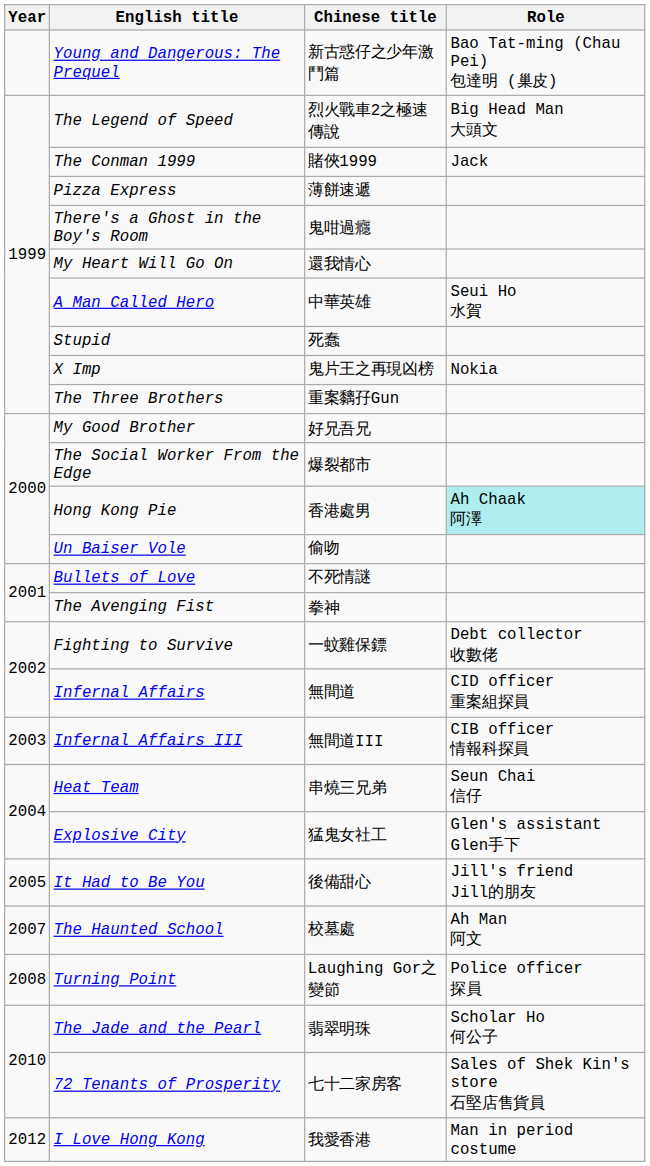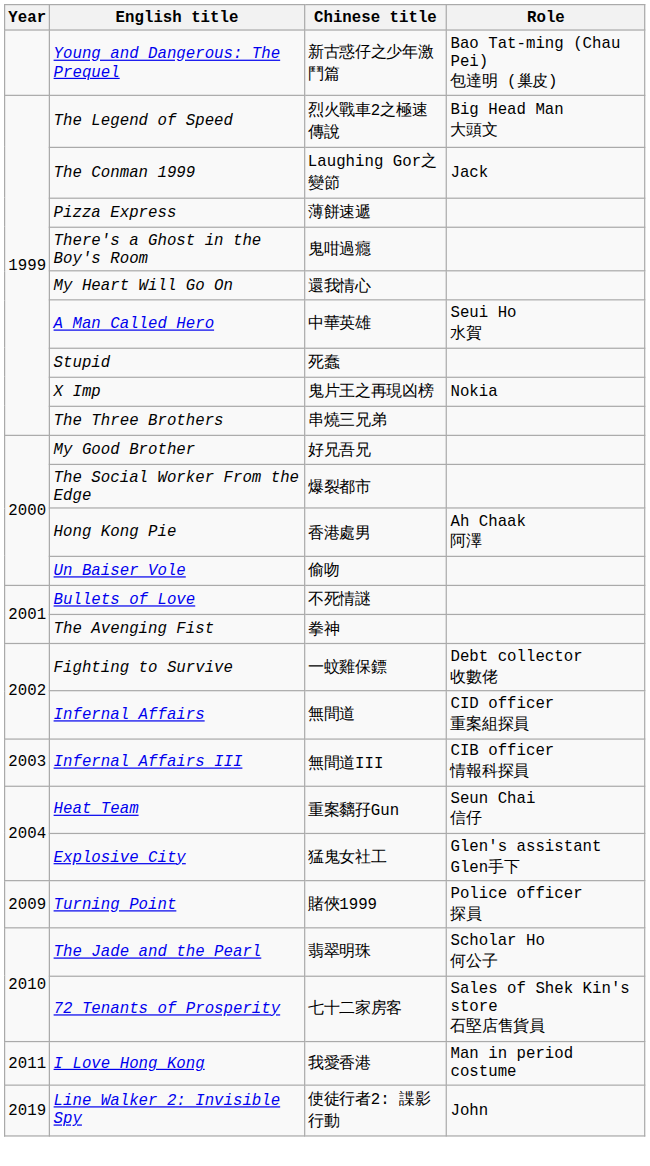(342, 162) 賭俠1999 -> (372, 173) Laughing Gor之變節
(353, 400) 重案黐孖Gun -> (347, 421) 串燒三兄弟
(488, 510) paleturquoise background -> (488, 532) no background
(347, 788) 串燒三兄弟 -> (353, 810) 重案黐孖Gun
- row: (129, 883)
- row: (139, 930)
(27, 979) 2008 -> (27, 905) 2009
(372, 980) Laughing Gor之變節 -> (342, 905) 賭俠1999
(27, 1140) 2012 -> (27, 1063) 2011
+ row: (167, 1111)
